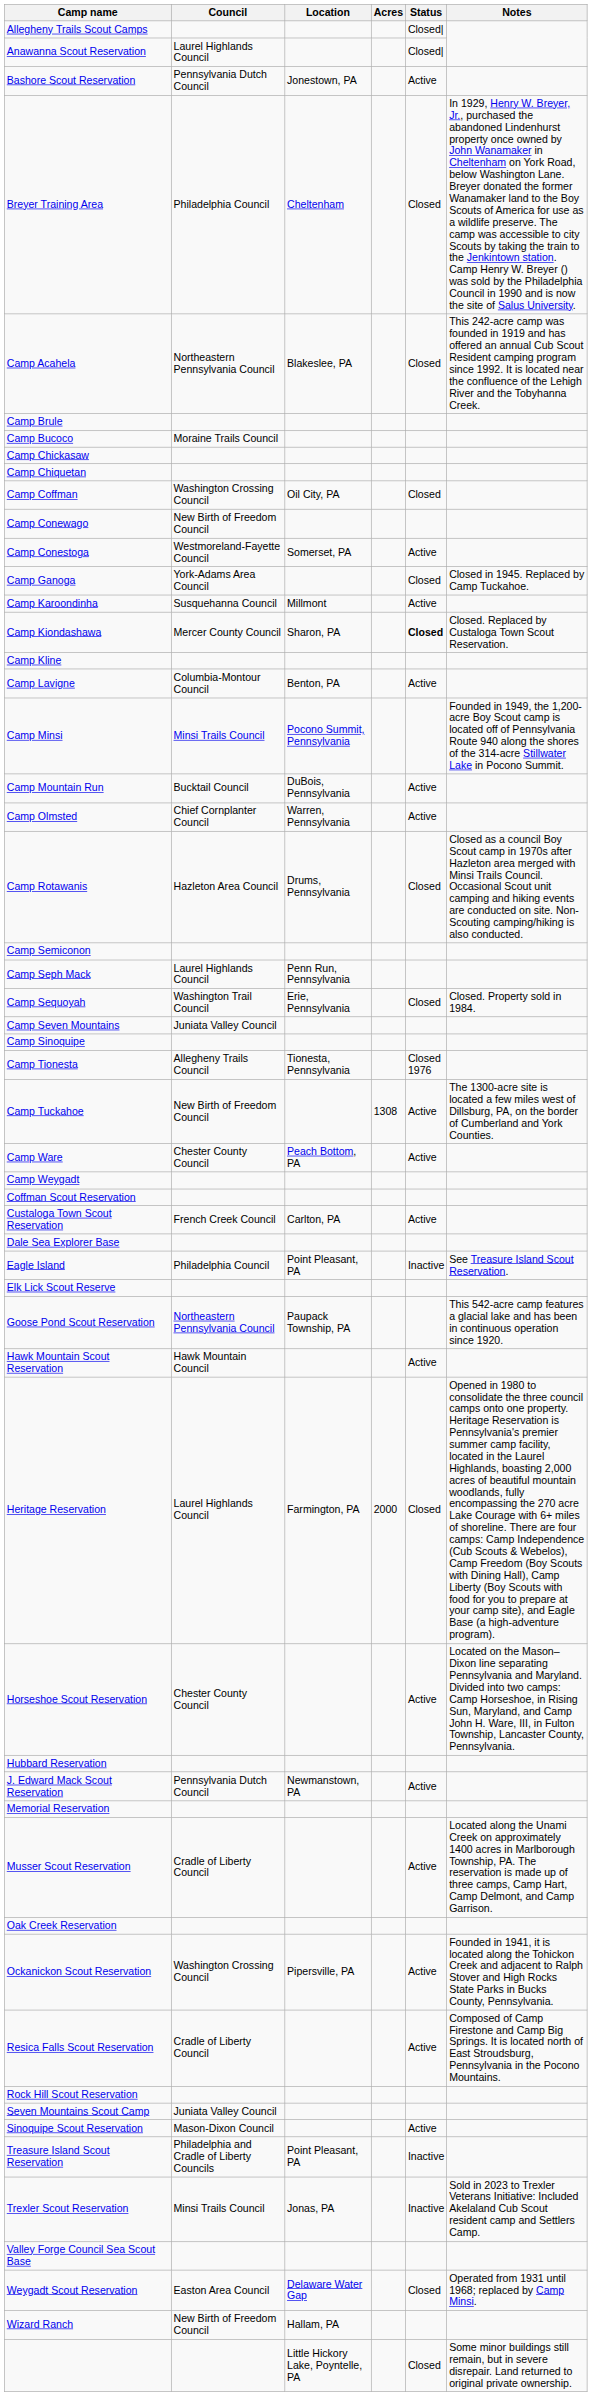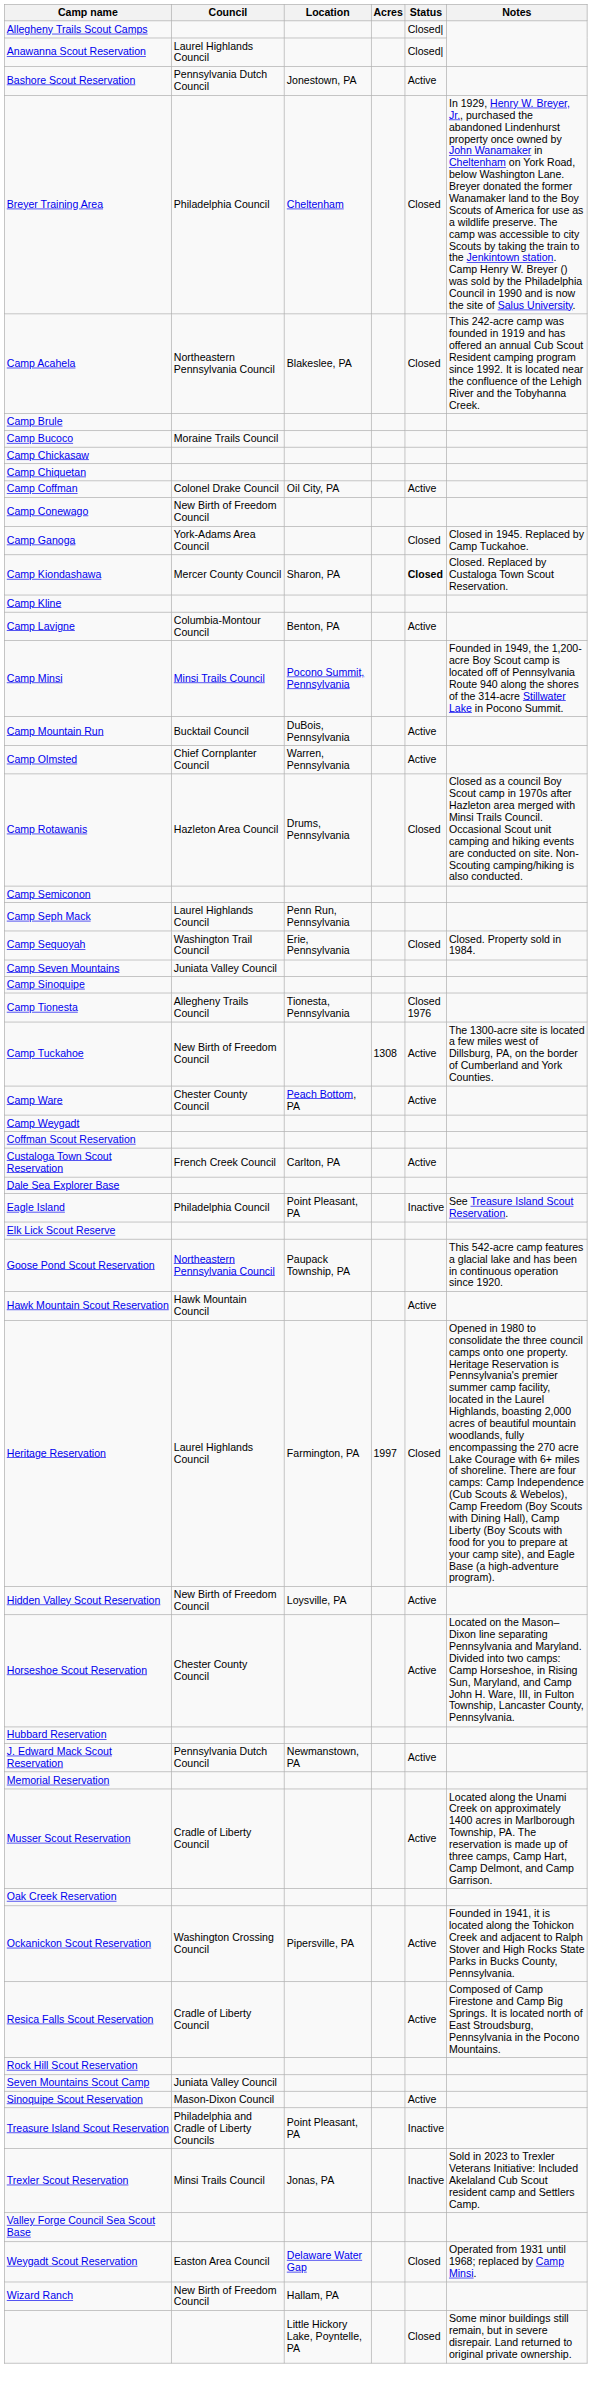(224, 495) Washington Crossing Council -> (226, 489) Colonel Drake Council
(424, 495) Closed -> (422, 489) Active
- row: (48, 552)
- row: (52, 603)
(385, 1510) 2000 -> (385, 1453) 1997
+ row: (84, 1600)
